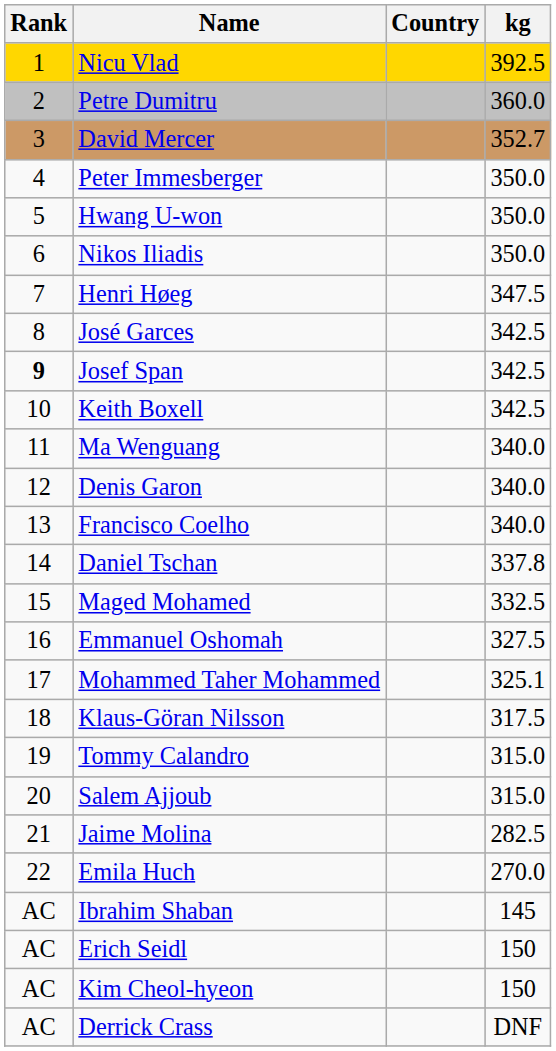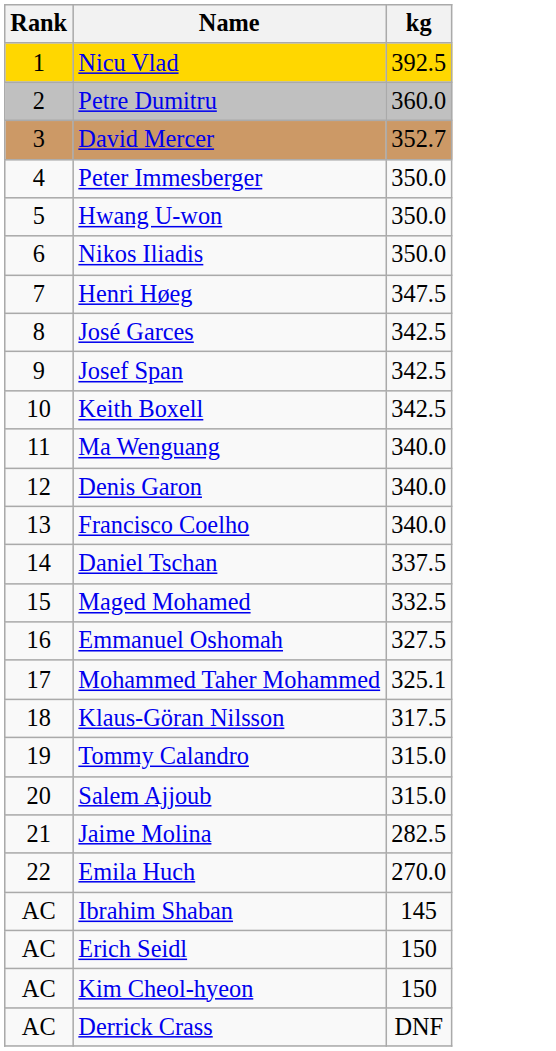- column: (435, 23)
(39, 370) bold -> (39, 370) normal
(518, 563) 337.8 -> (419, 563) 337.5
